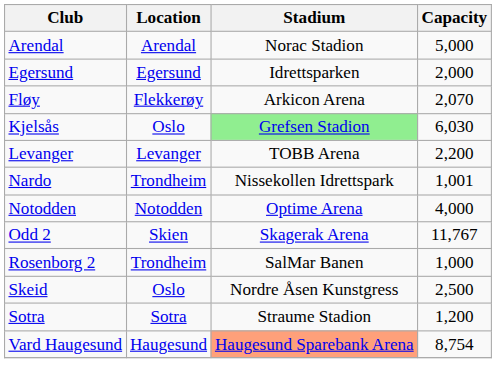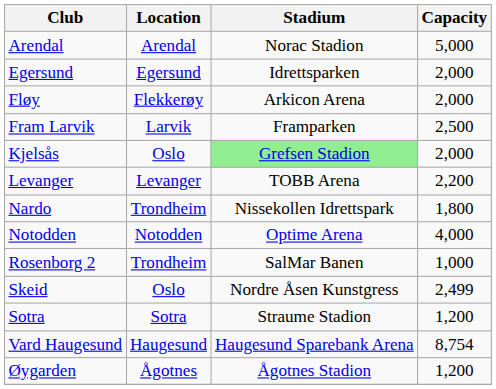(454, 99) 2,070 -> (454, 99) 2,000
+ row: (52, 126)
(454, 126) 6,030 -> (454, 153) 2,000
(454, 180) 1,001 -> (454, 208) 1,800
- row: (30, 235)
(454, 289) 2,500 -> (454, 289) 2,499
(314, 343) lightsalmon background -> (314, 343) no background
+ row: (42, 371)
